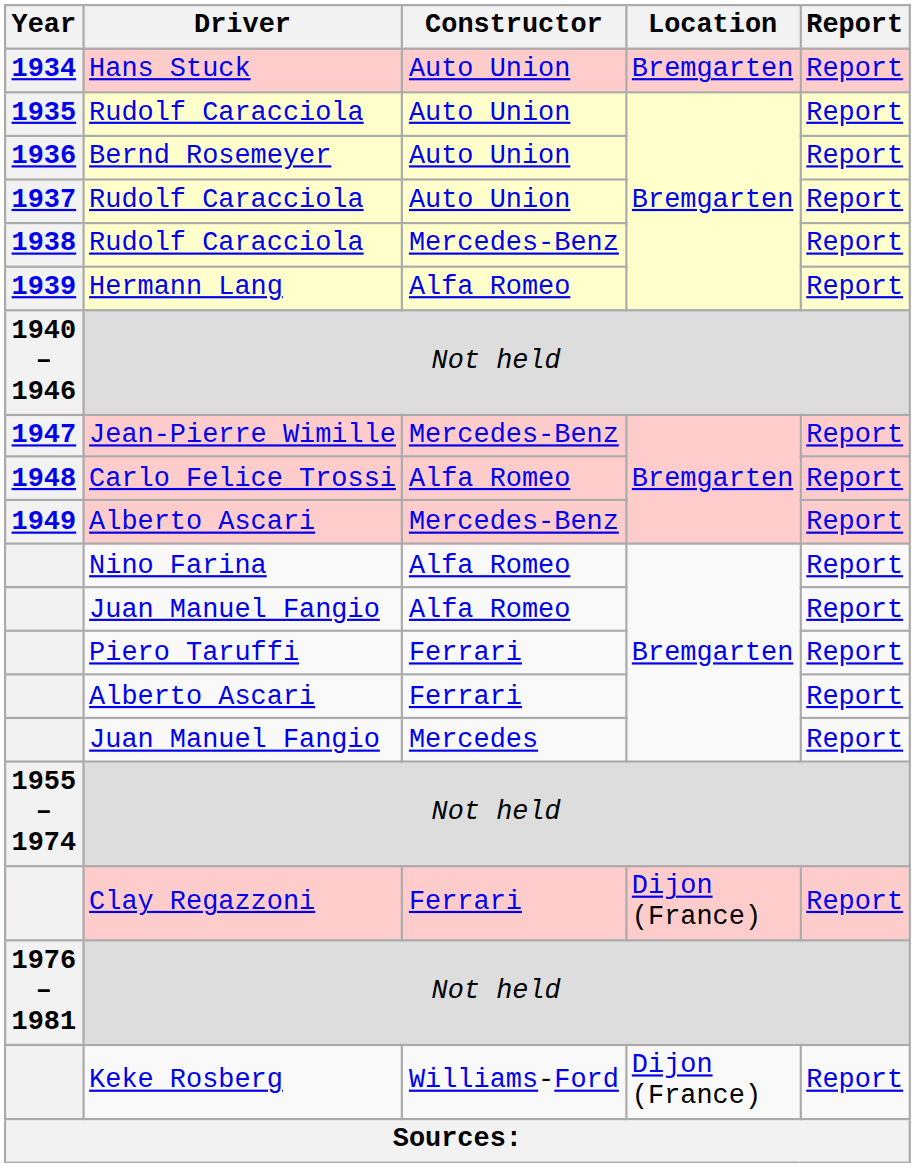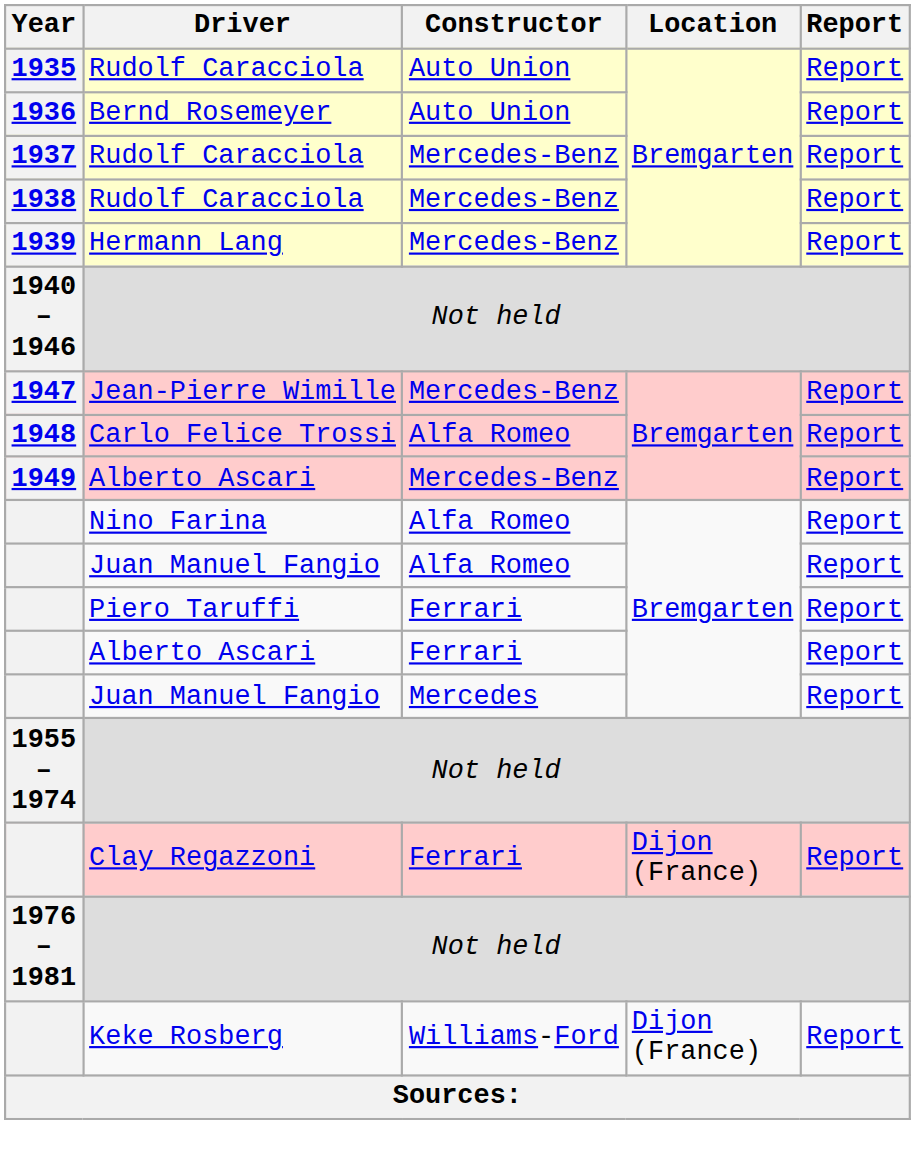- row: (44, 71)
(490, 201) Auto Union -> (514, 158) Mercedes-Benz
(490, 288) Alfa Romeo -> (514, 244) Mercedes-Benz
